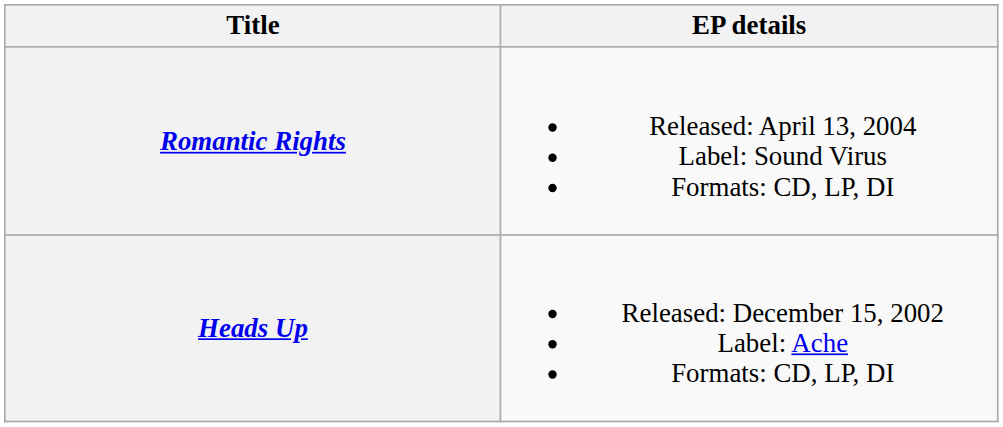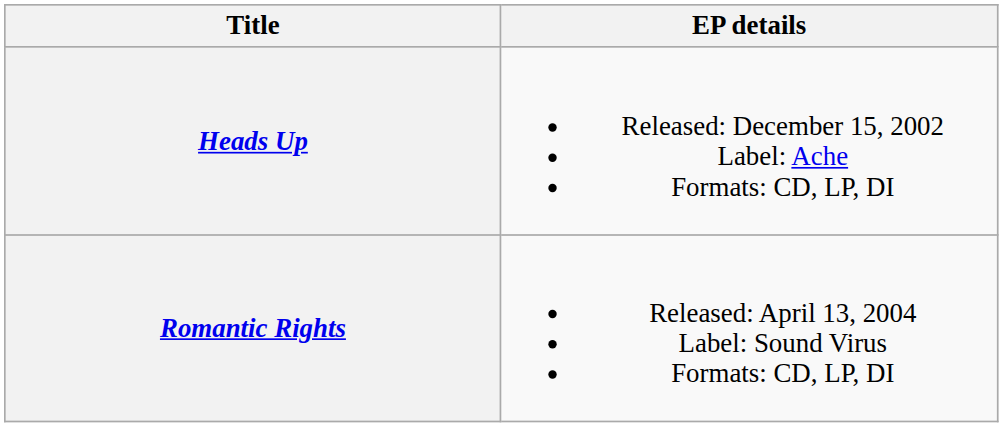rows swapped: (253, 327) <-> (253, 140)
